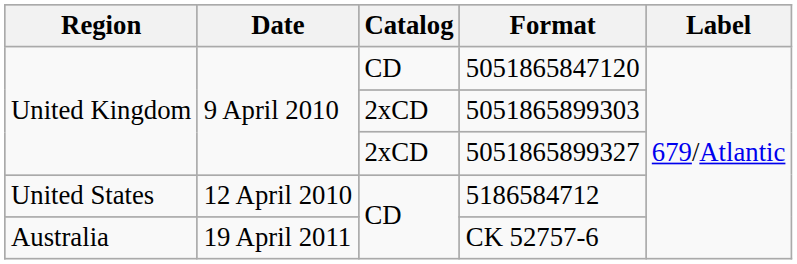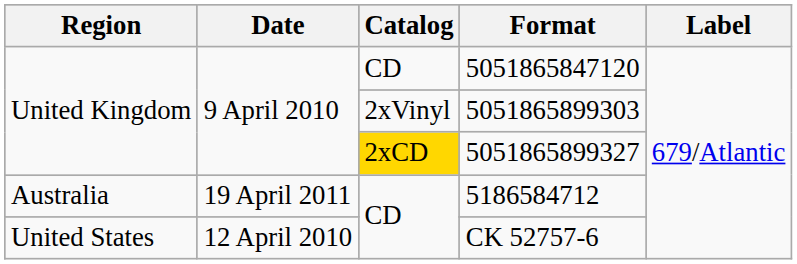(396, 110) 2xCD -> (407, 110) 2xVinyl
(396, 152) no background -> (396, 152) gold background
(83, 195) United States -> (60, 195) Australia
(278, 195) 12 April 2010 -> (277, 195) 19 April 2011
(60, 237) Australia -> (83, 237) United States
(277, 237) 19 April 2011 -> (278, 237) 12 April 2010
